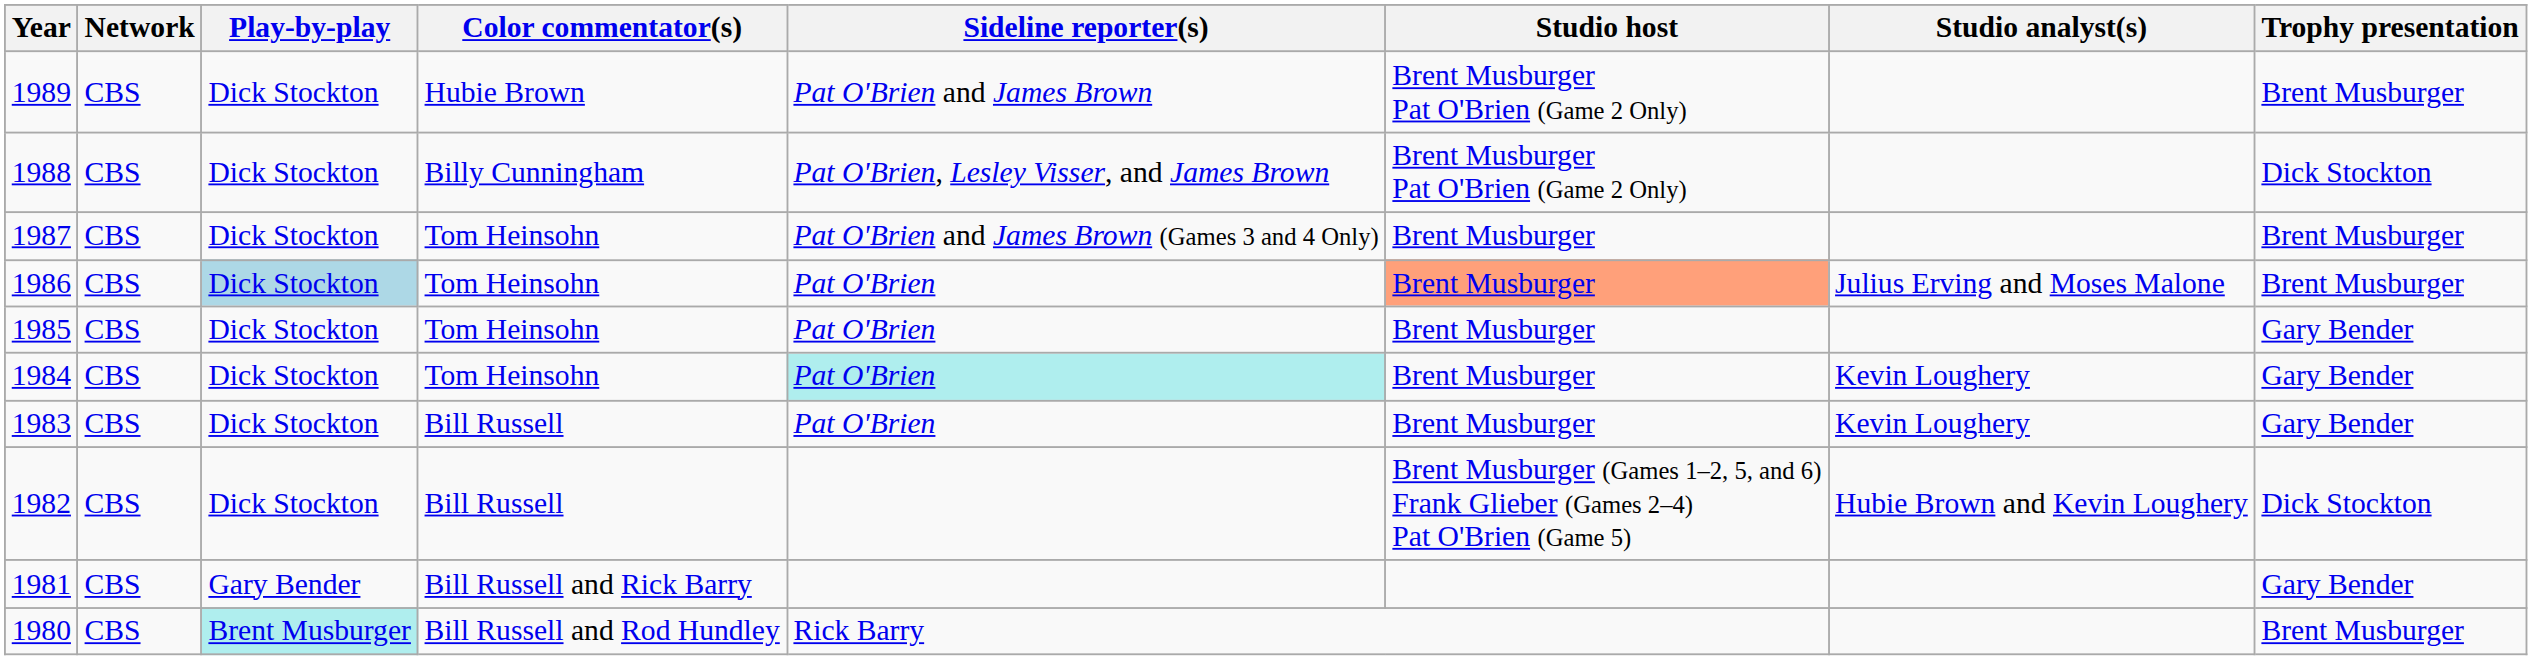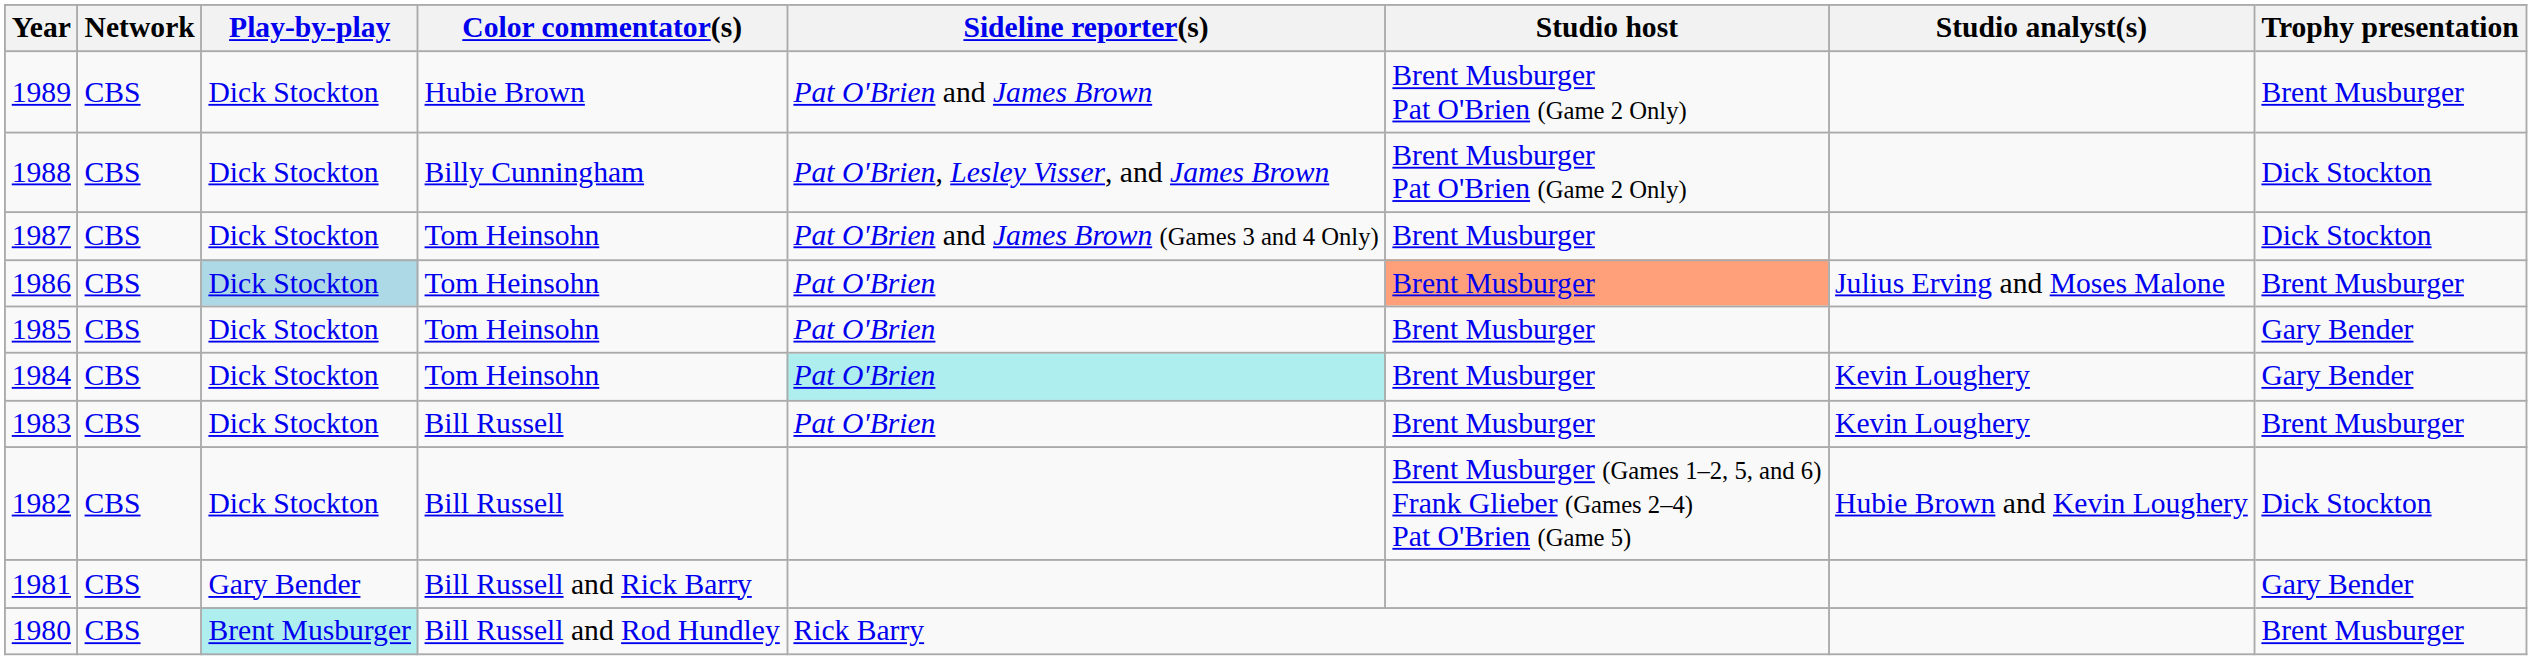(2363, 235) Brent Musburger -> (2347, 235) Dick Stockton
(2337, 423) Gary Bender -> (2363, 423) Brent Musburger
